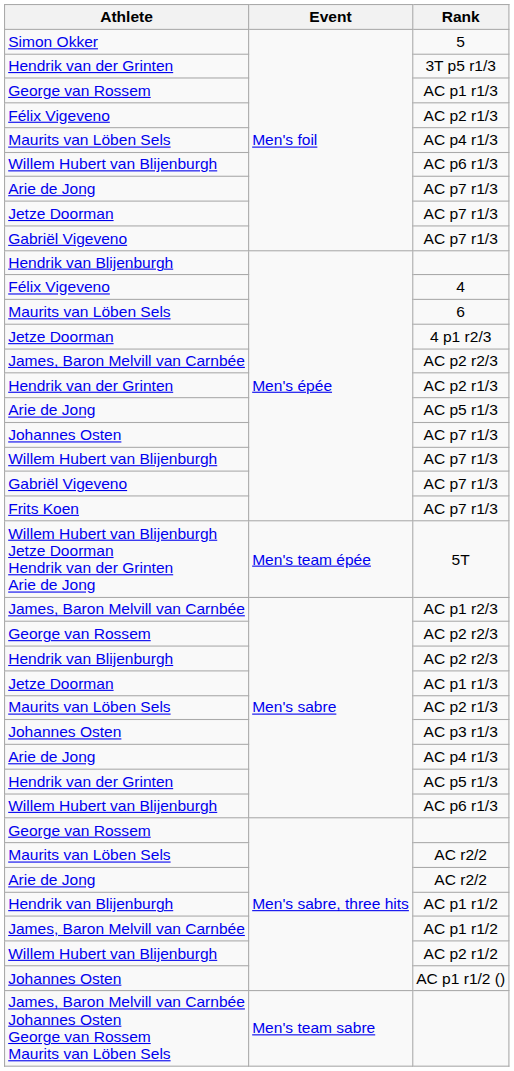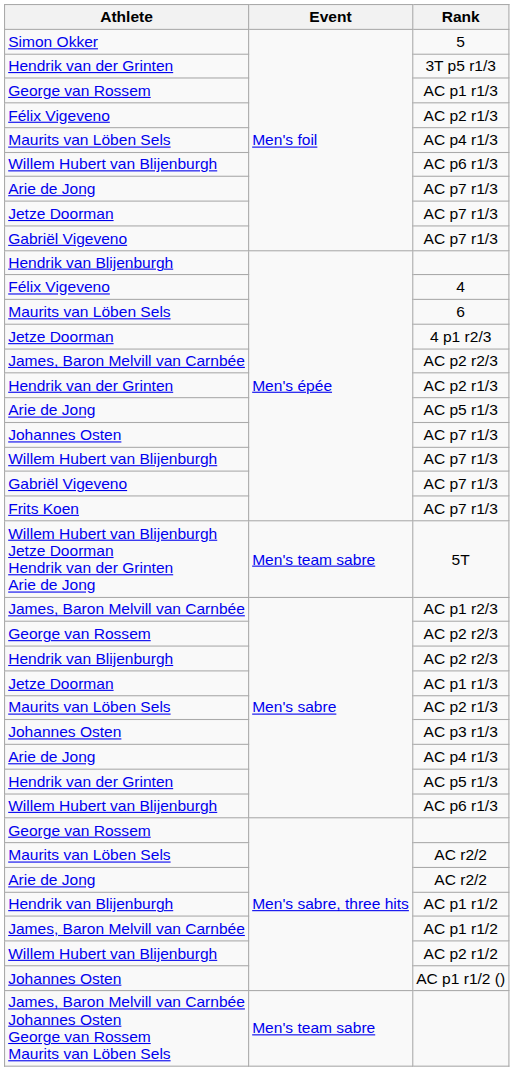(312, 559) Men's team épée -> (314, 559) Men's team sabre
